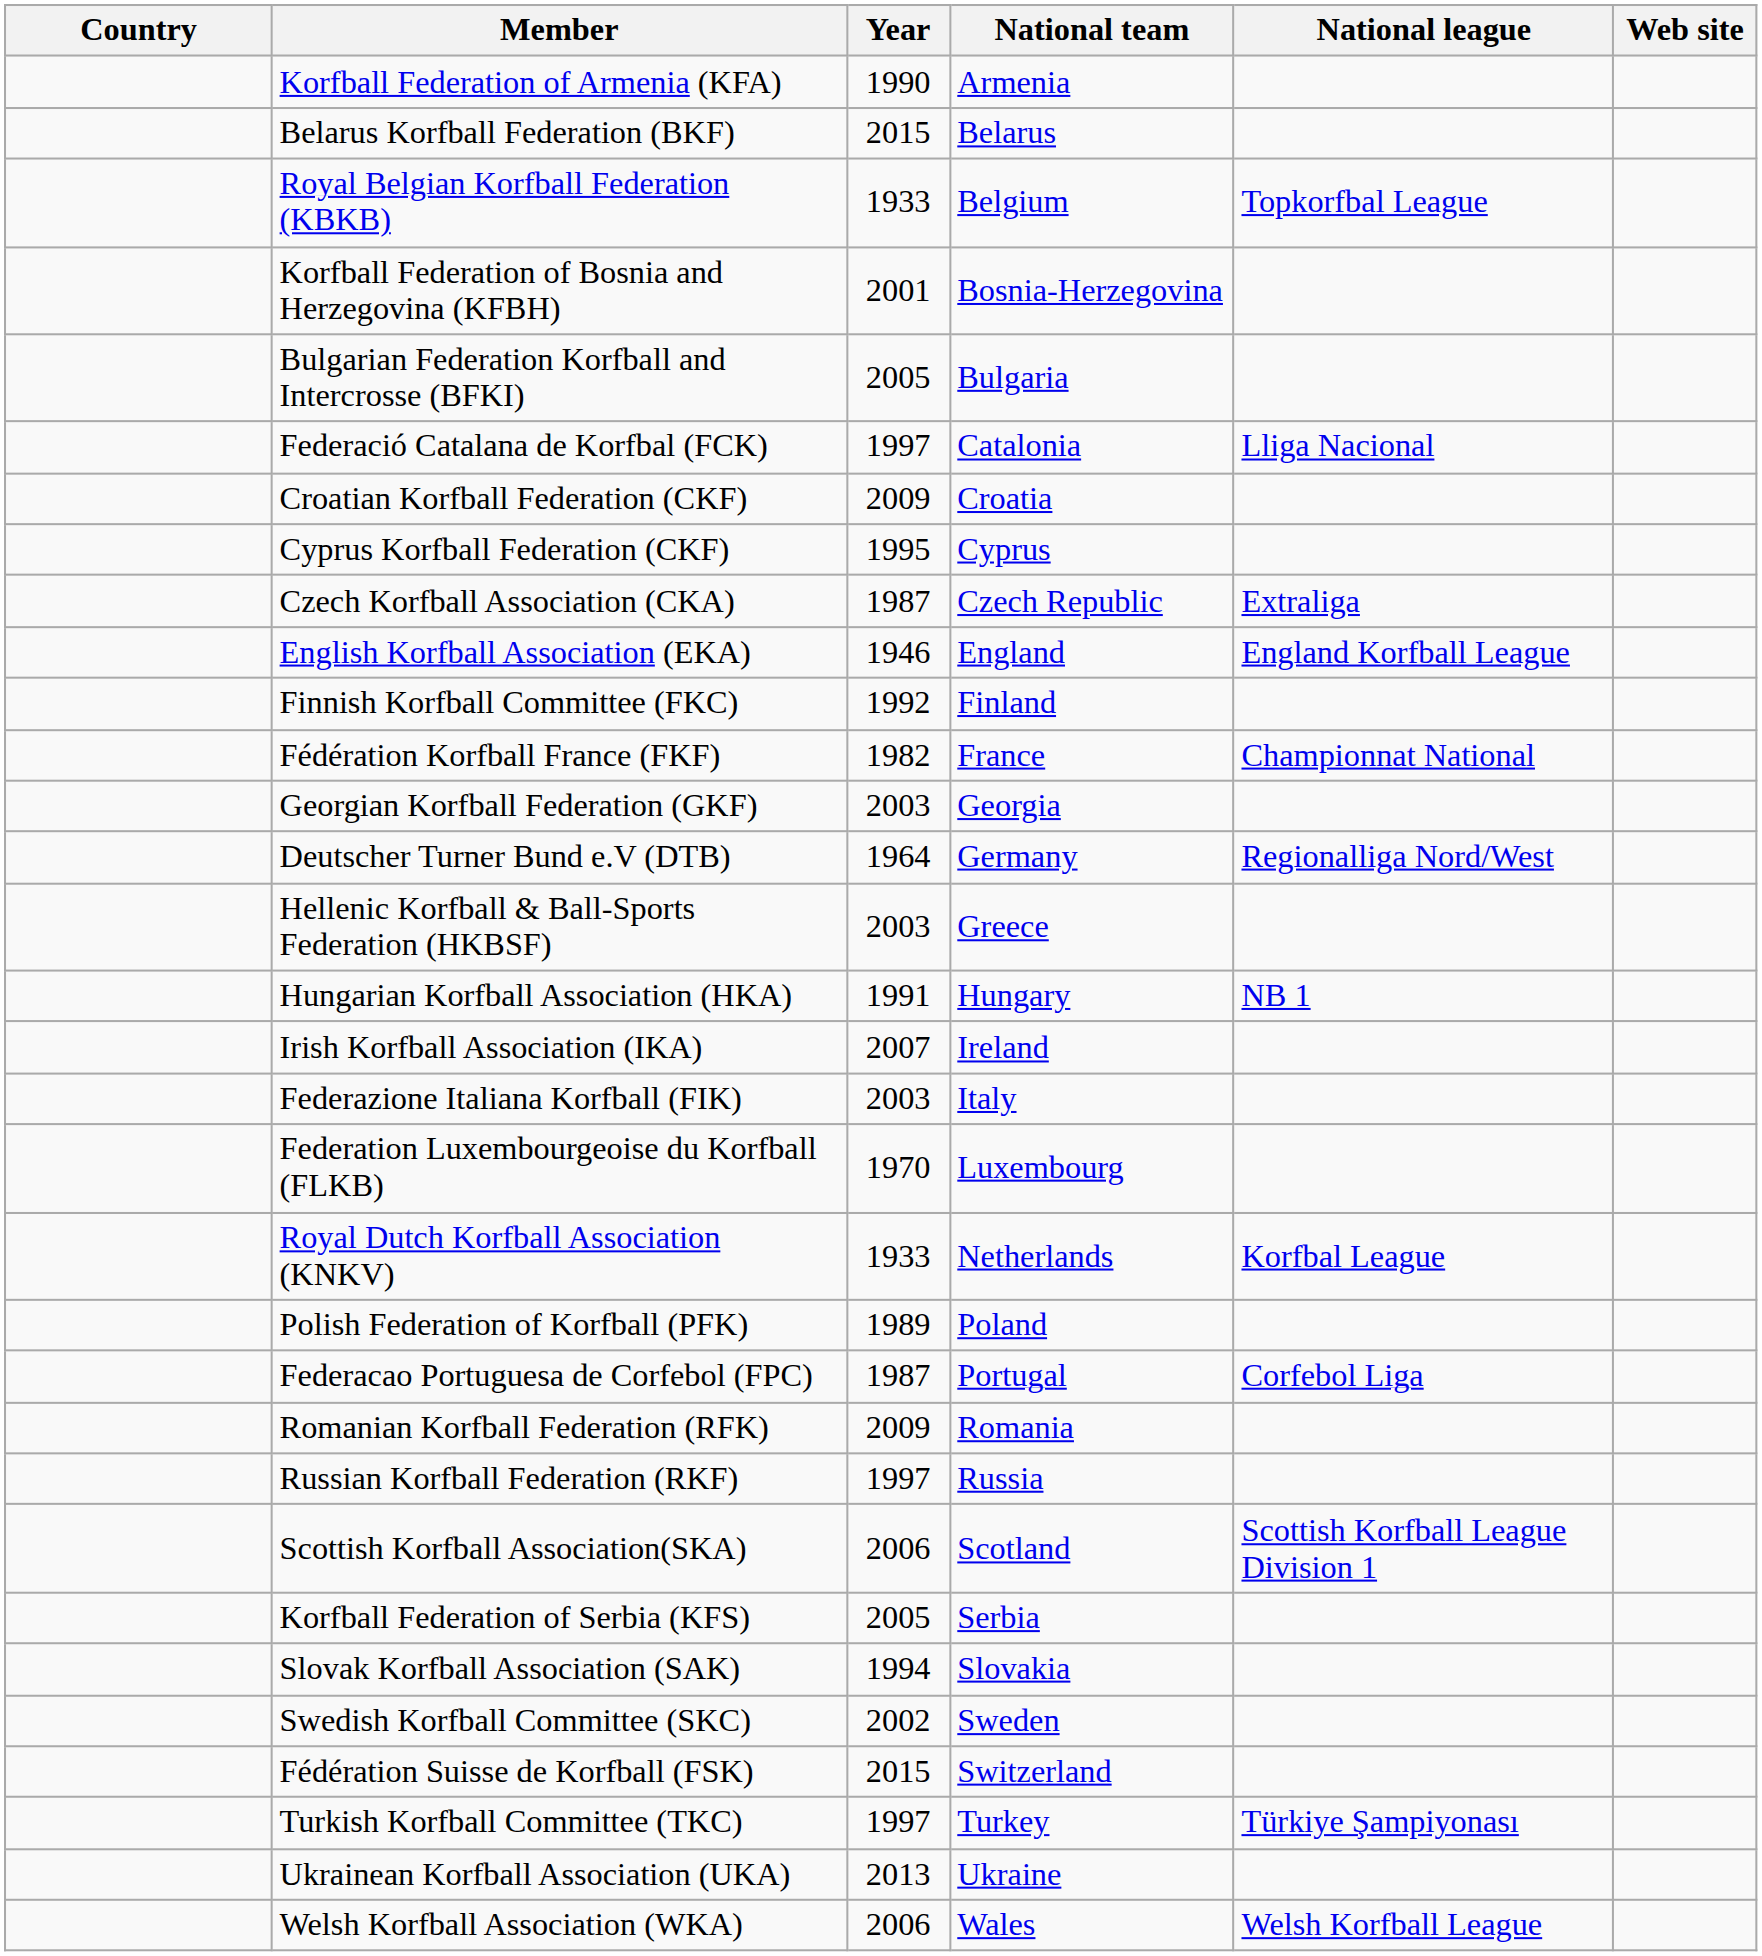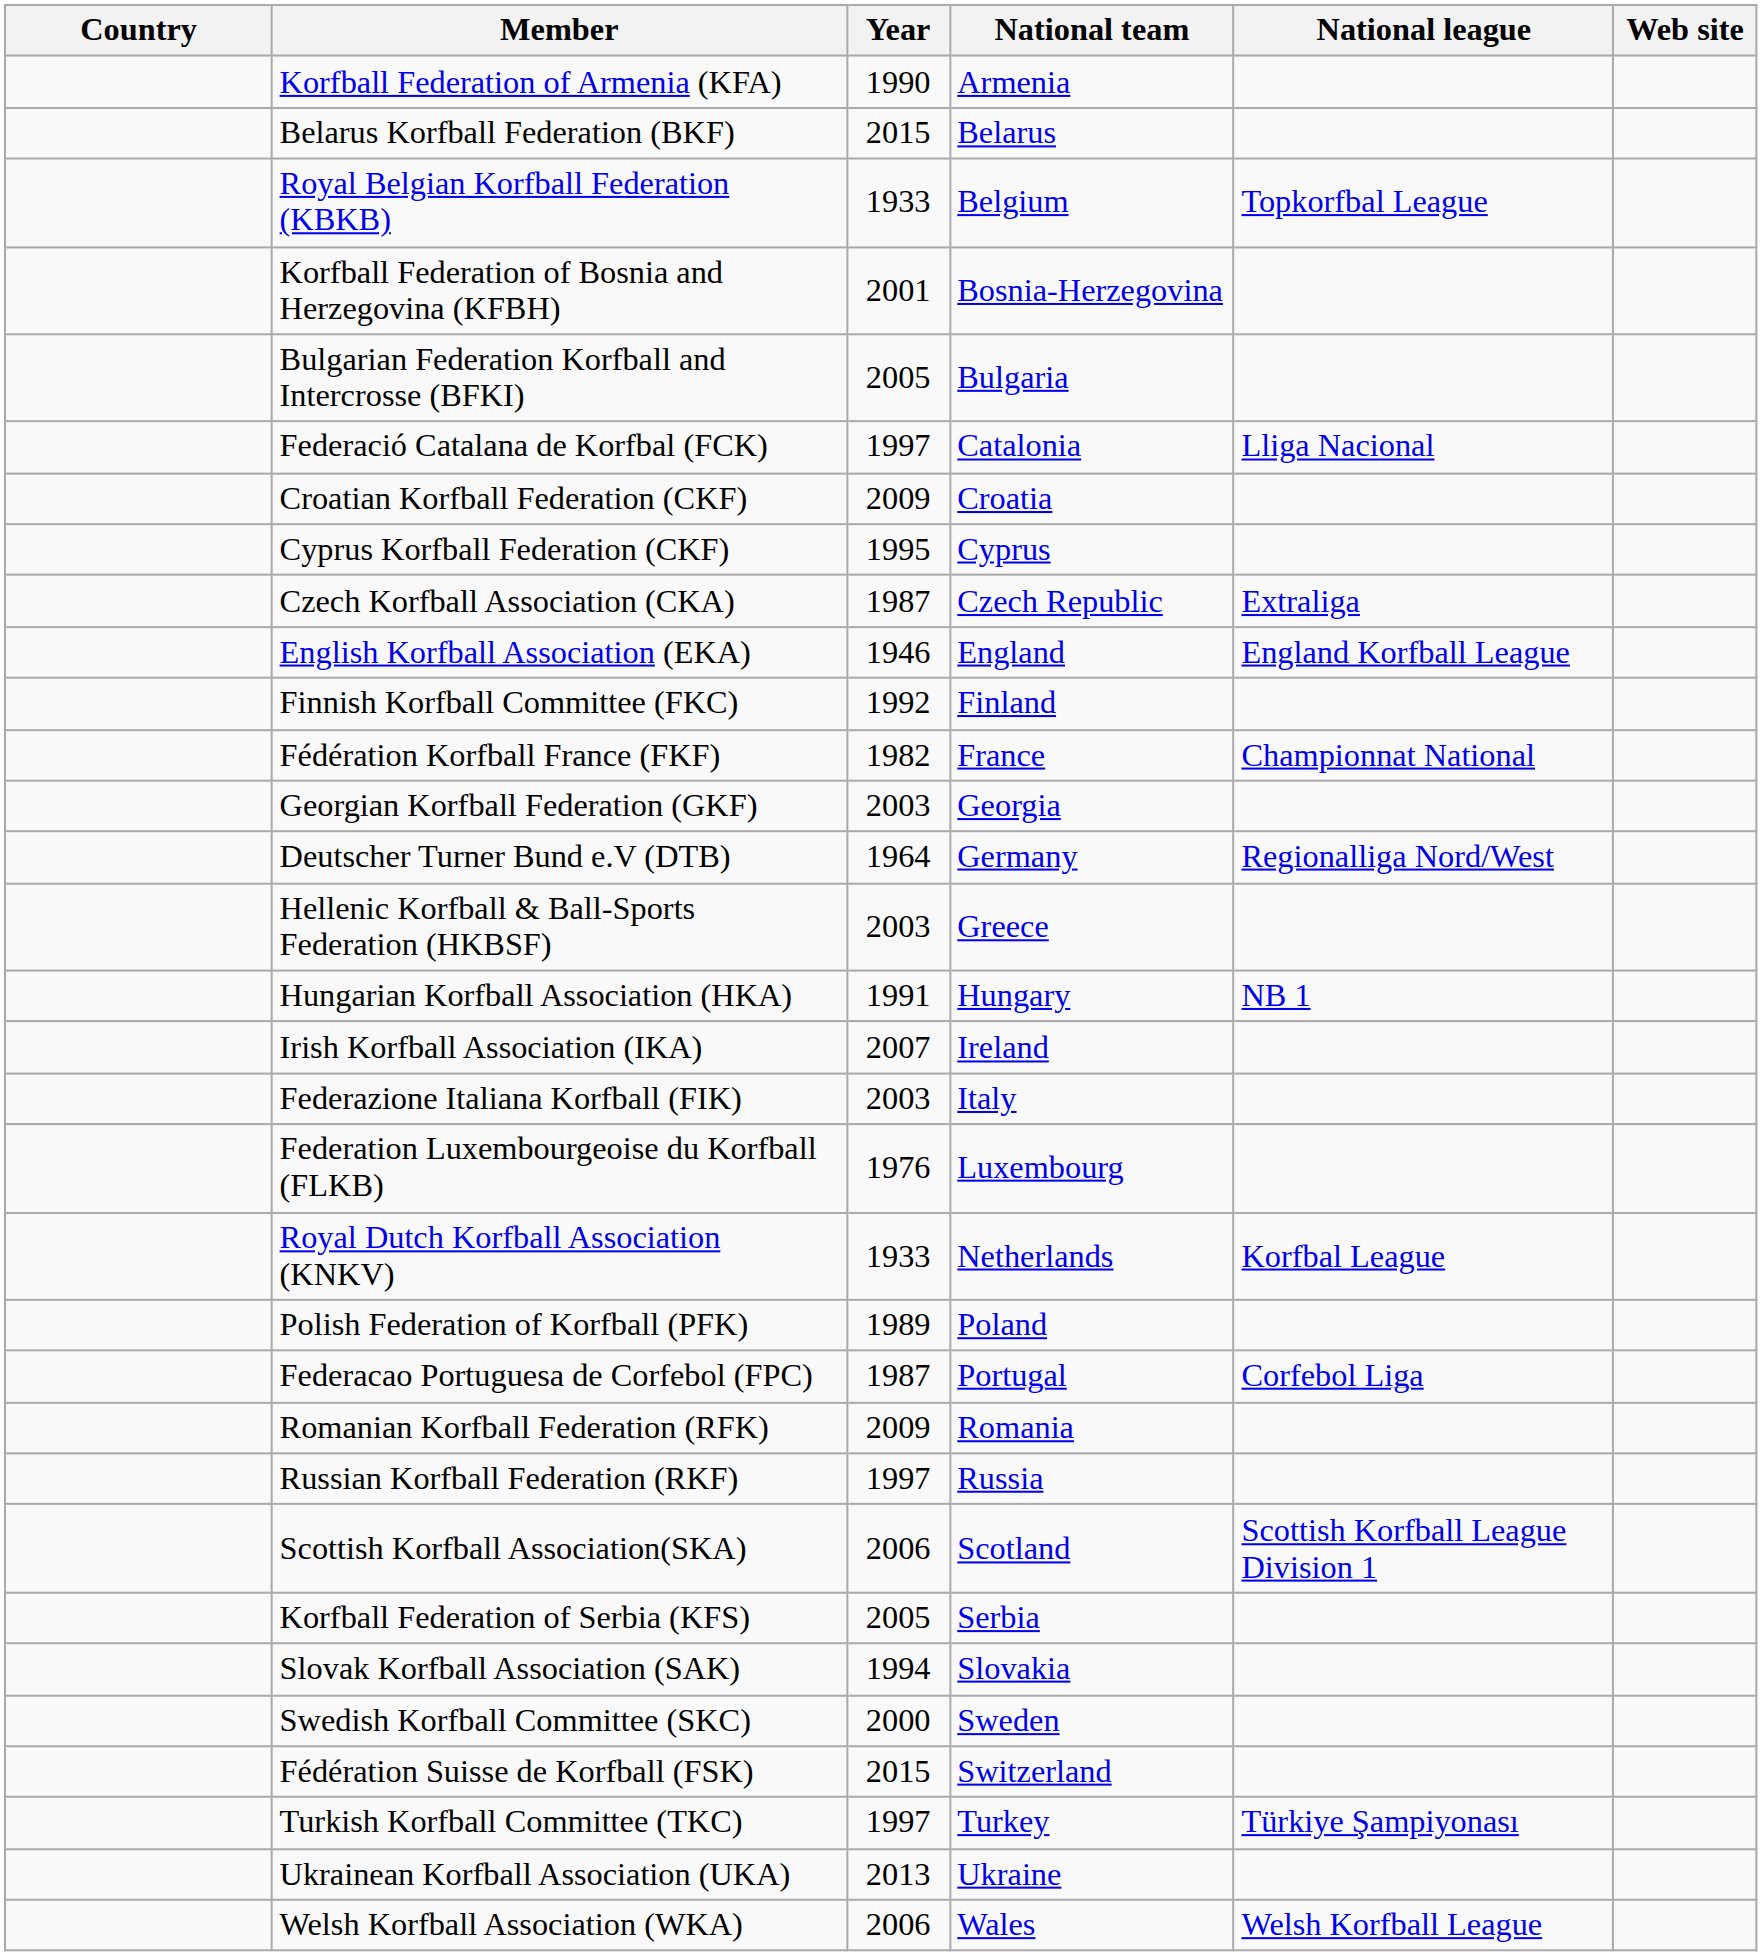(898, 1167) 1970 -> (898, 1167) 1976
(898, 1719) 2002 -> (898, 1719) 2000
